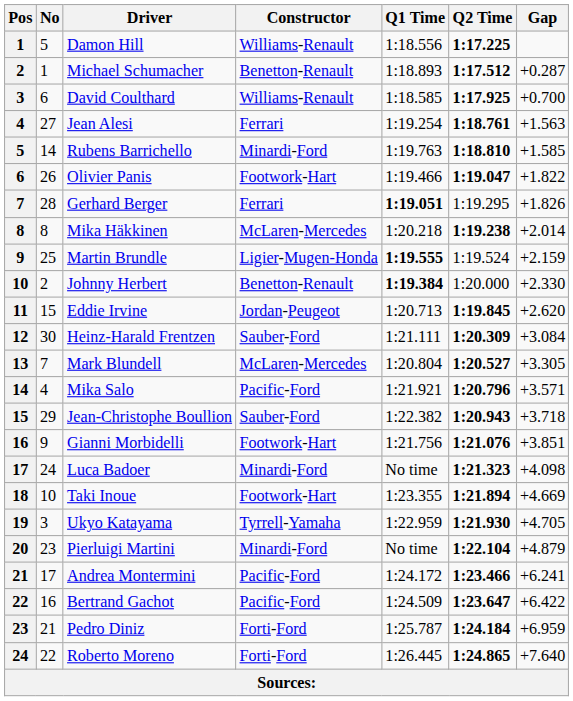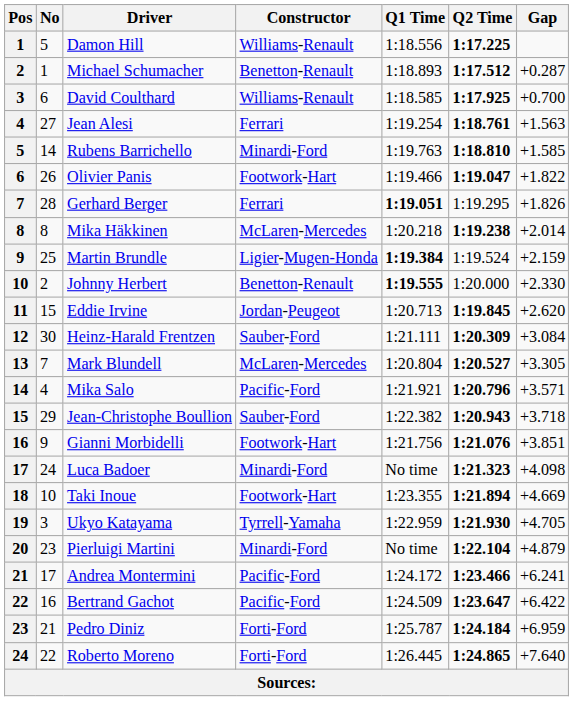(414, 257) 1:19.555 -> (414, 257) 1:19.384
(414, 283) 1:19.384 -> (414, 283) 1:19.555
